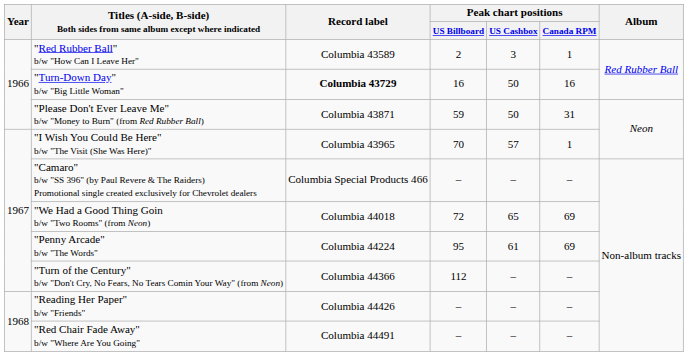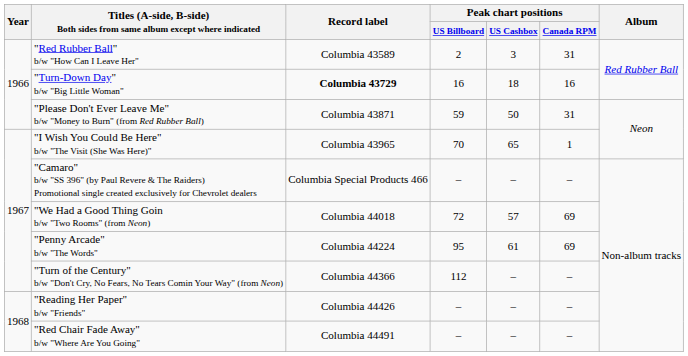(570, 54) 1 -> (570, 54) 31
(513, 84) 50 -> (513, 84) 18
(513, 144) 57 -> (513, 144) 65
(513, 216) 65 -> (513, 216) 57
